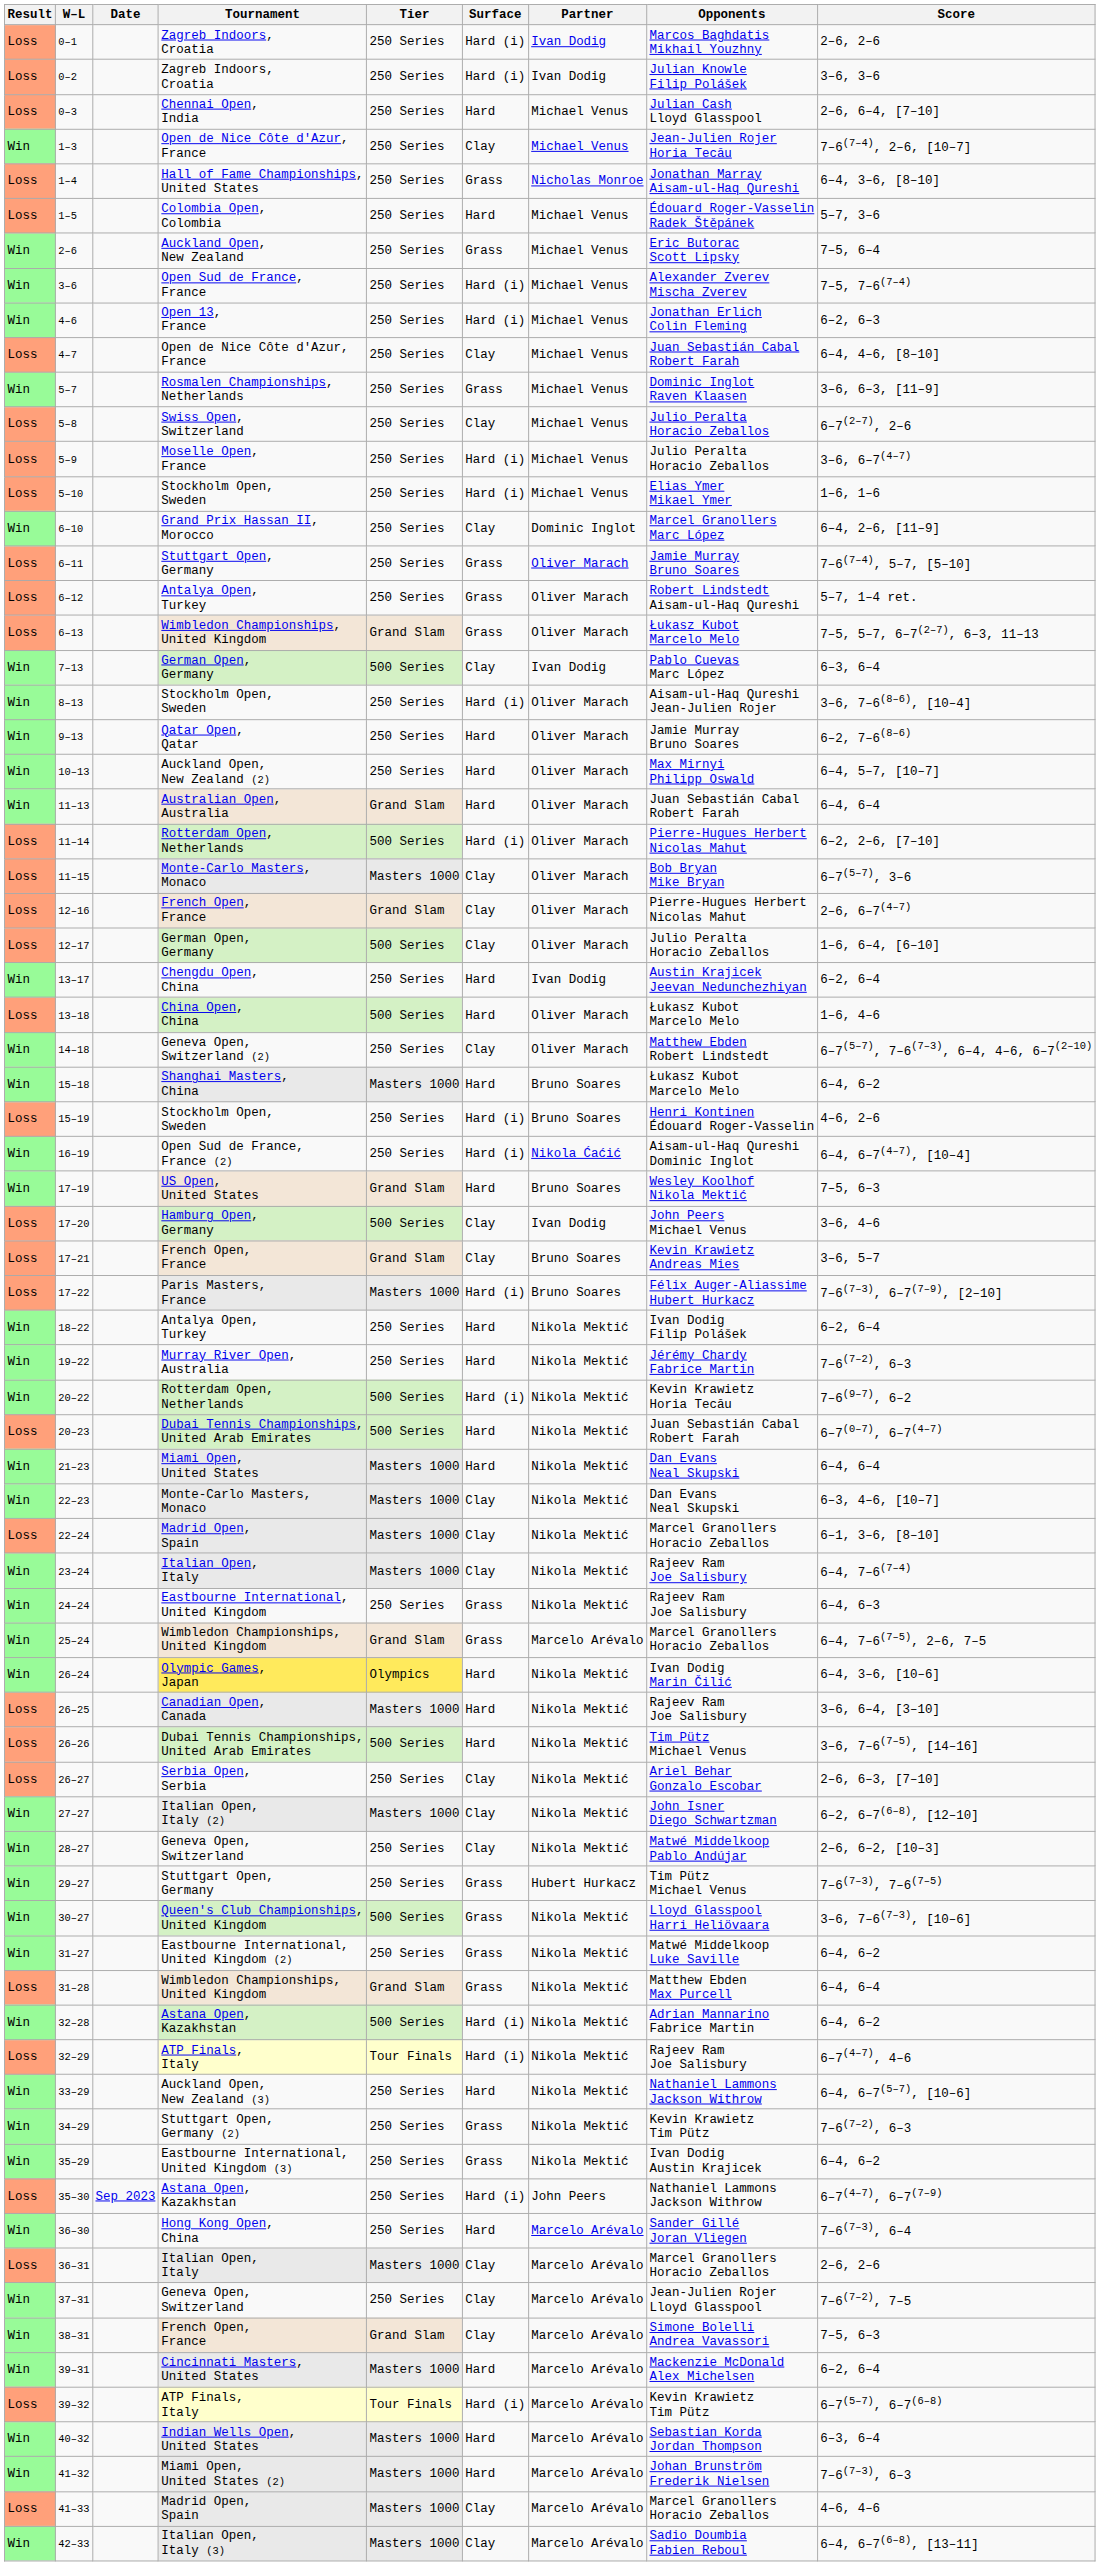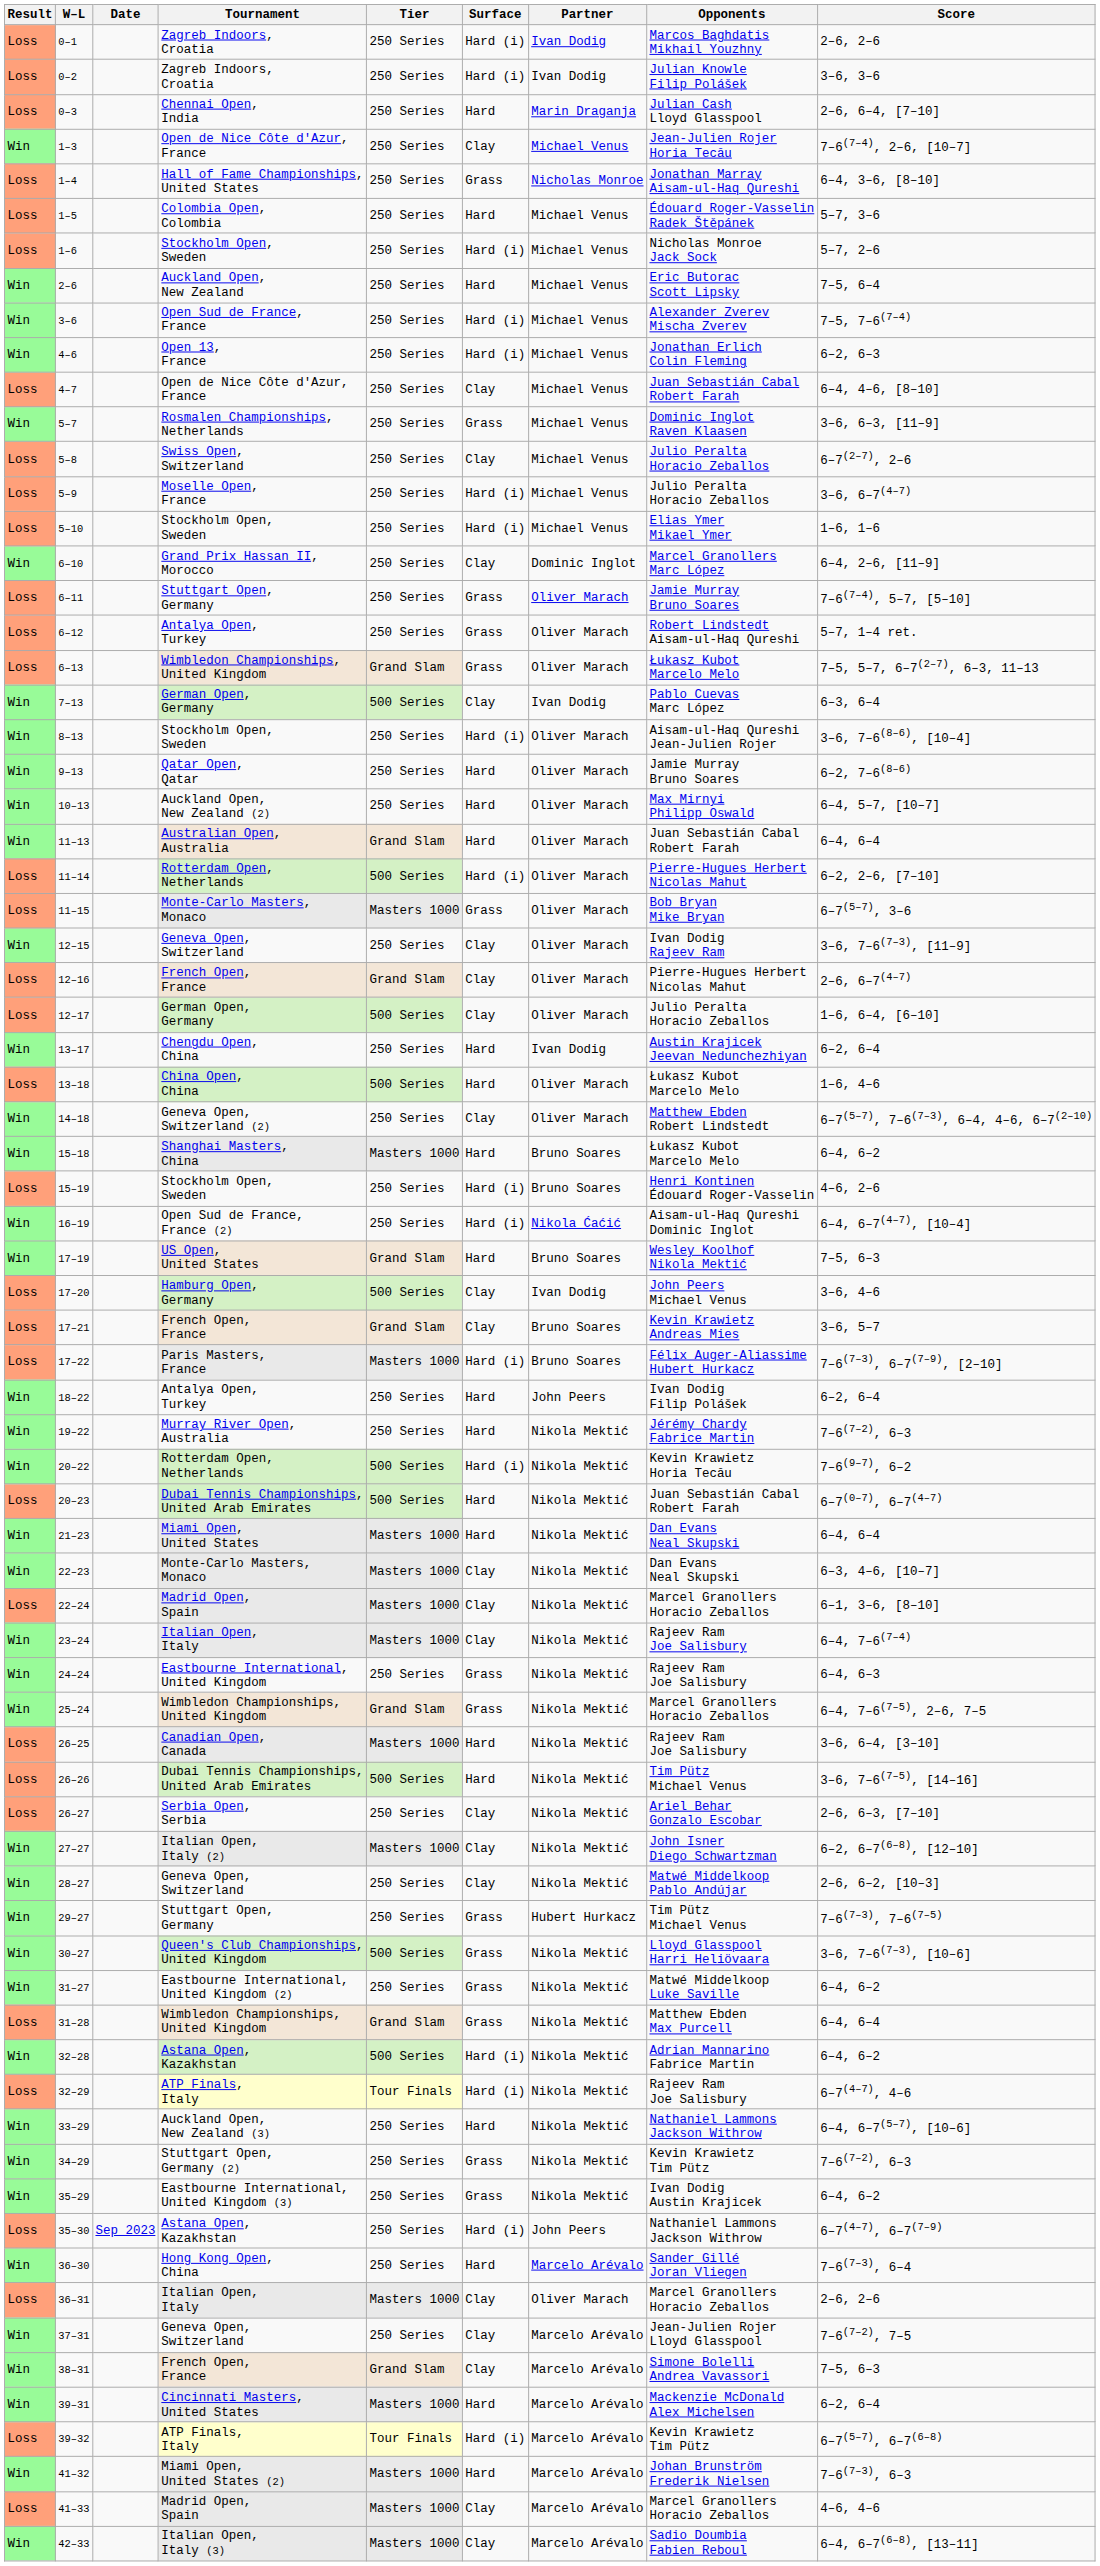(580, 112) Michael Venus -> (584, 112) Marin Draganja
+ row: (68, 251)
(484, 251) Grass -> (480, 285) Hard
(480, 876) Clay -> (484, 911) Grass
+ row: (74, 946)
(580, 1328) Nikola Mektić -> (569, 1397) John Peers
(587, 1640) Marcelo Arévalo -> (580, 1710) Nikola Mektić
- row: (74, 1675)
(587, 2266) Marcelo Arévalo -> (580, 2300) Oliver Marach
- row: (74, 2440)
